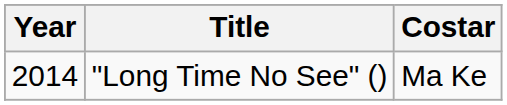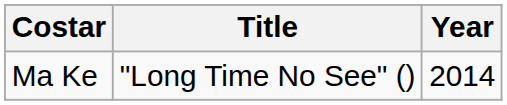columns swapped: (45, 28) <-> (448, 28)
